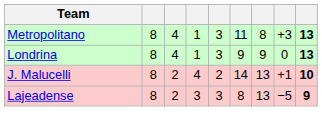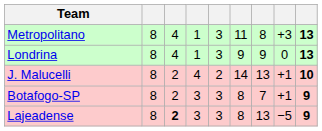+ row: (44, 95)
(175, 95) normal -> (175, 116) bold
